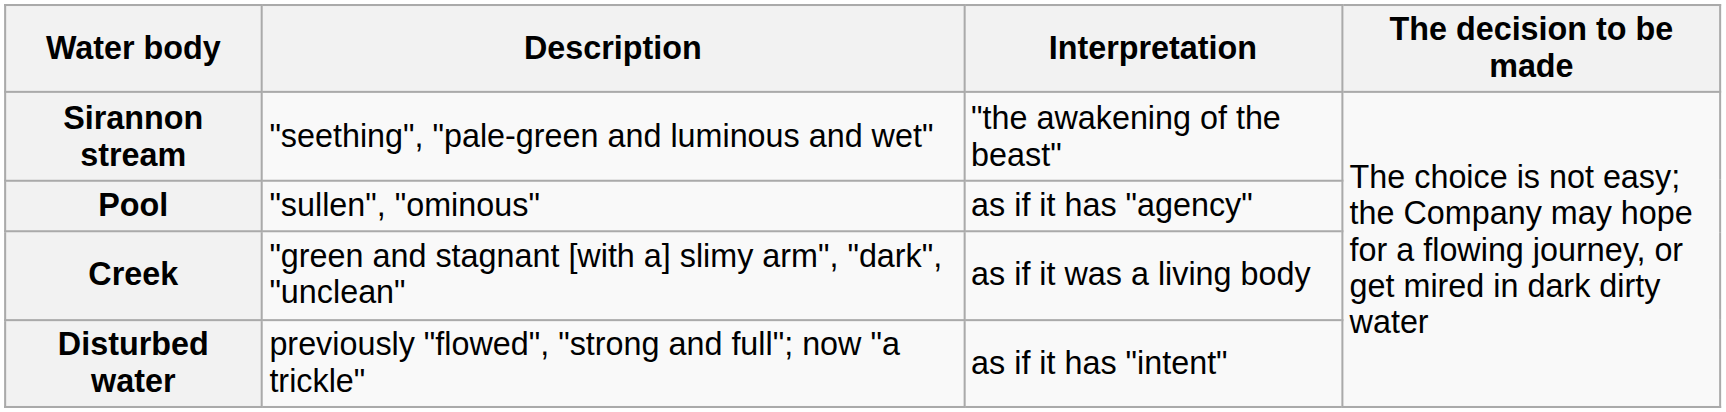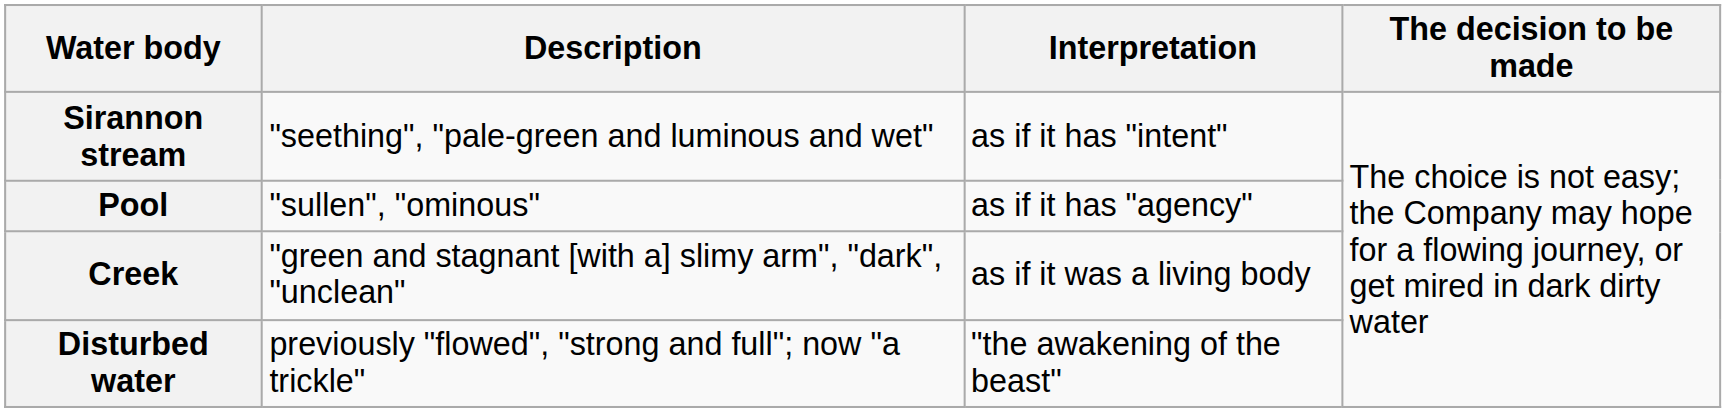(1126, 135) "the awakening of the beast" -> (1099, 135) as if it has "intent"
(1099, 362) as if it has "intent" -> (1126, 362) "the awakening of the beast"
